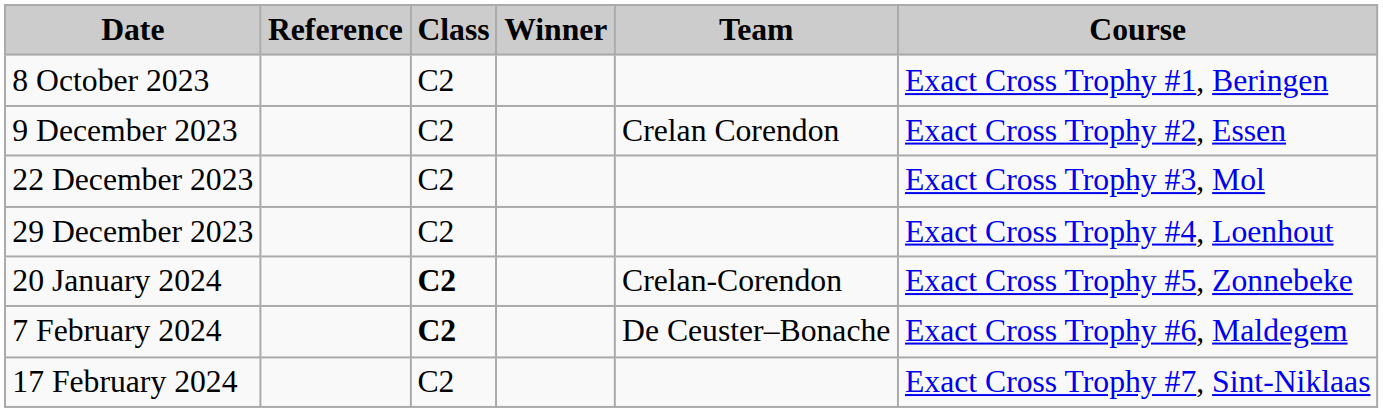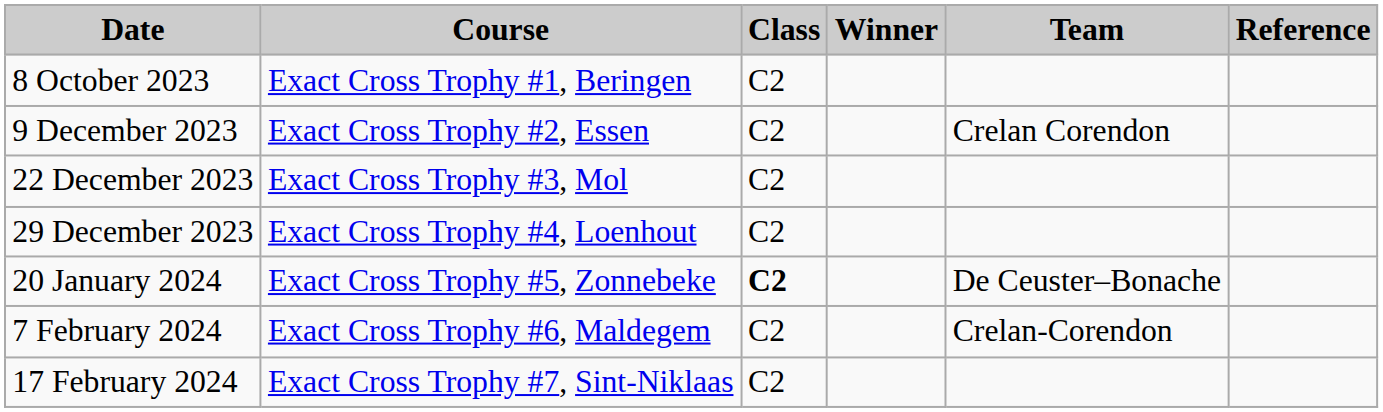columns swapped: (1138, 29) <-> (335, 29)
(732, 280) Crelan-Corendon -> (1087, 280) De Ceuster–Bonache
(437, 331) bold -> (767, 331) normal
(756, 331) De Ceuster–Bonache -> (1063, 331) Crelan-Corendon
